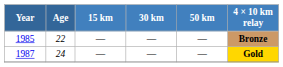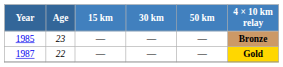(60, 39) 22 -> (60, 39) 23
(60, 54) 24 -> (60, 54) 22
